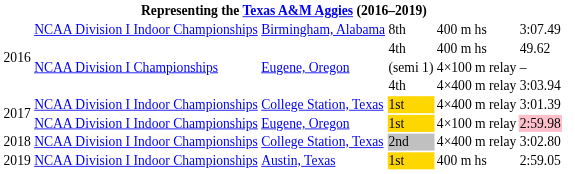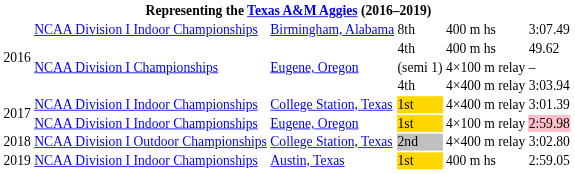(146, 142) NCAA Division I Indoor Championships -> (151, 142) NCAA Division I Outdoor Championships
